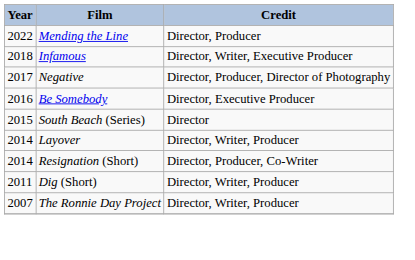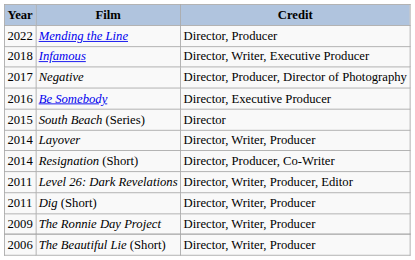+ row: (108, 182)
(20, 203) 2007 -> (20, 224) 2009
+ row: (102, 245)
